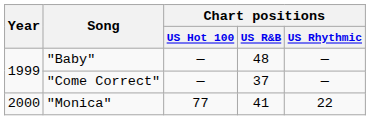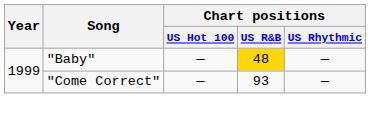(261, 60) no background -> (261, 60) gold background
(261, 82) 37 -> (261, 82) 93
- row: (79, 104)
